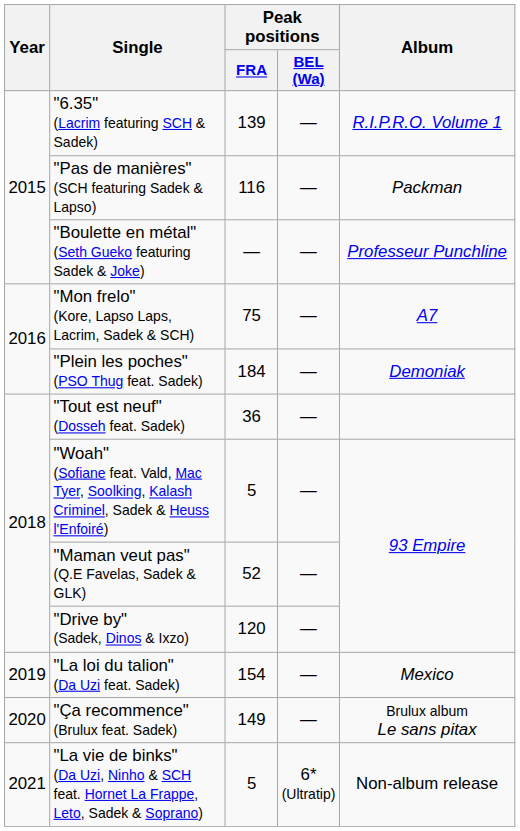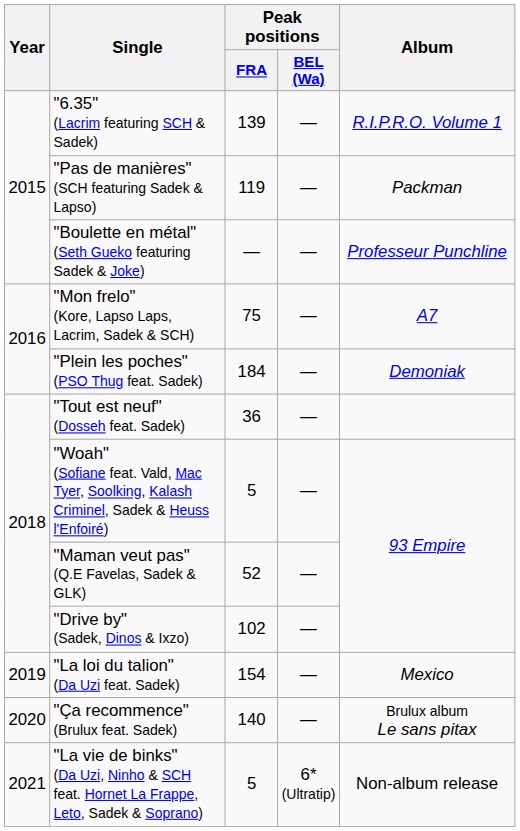(252, 187) 116 -> (252, 187) 119
(252, 629) 120 -> (252, 629) 102
(252, 720) 149 -> (252, 720) 140
